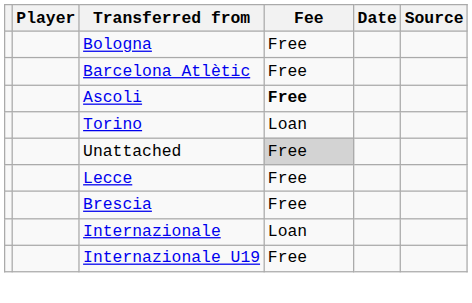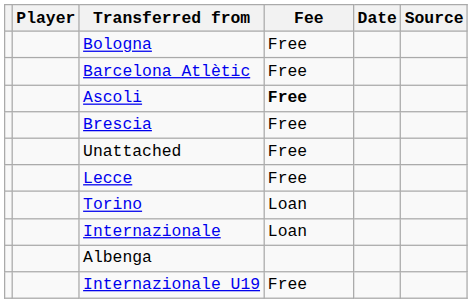rows swapped: (118, 205) <-> (113, 125)
(288, 151) lightgrey background -> (288, 151) no background
+ row: (118, 258)
